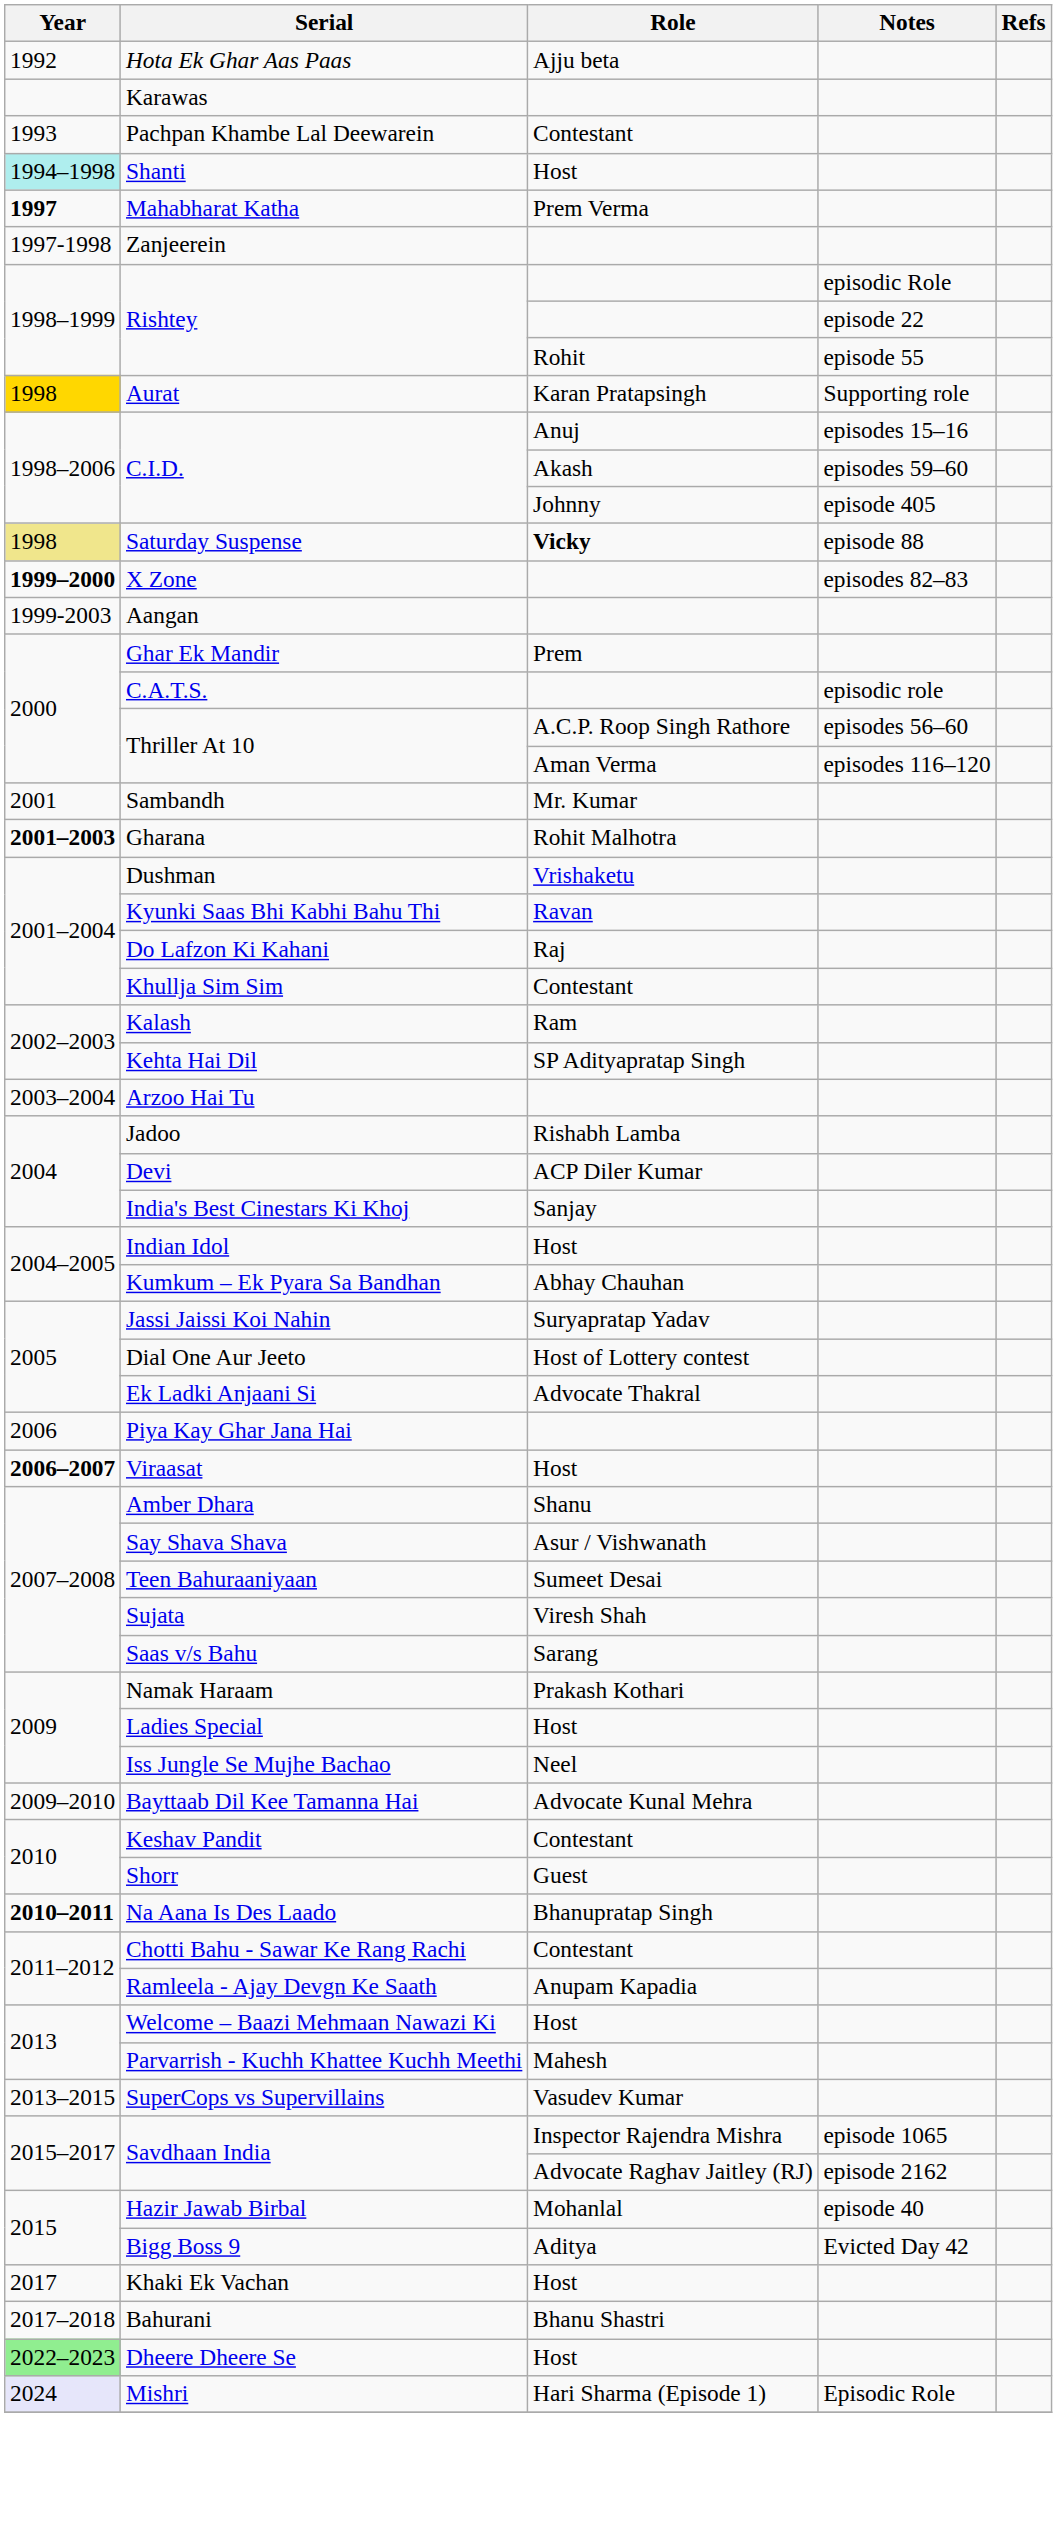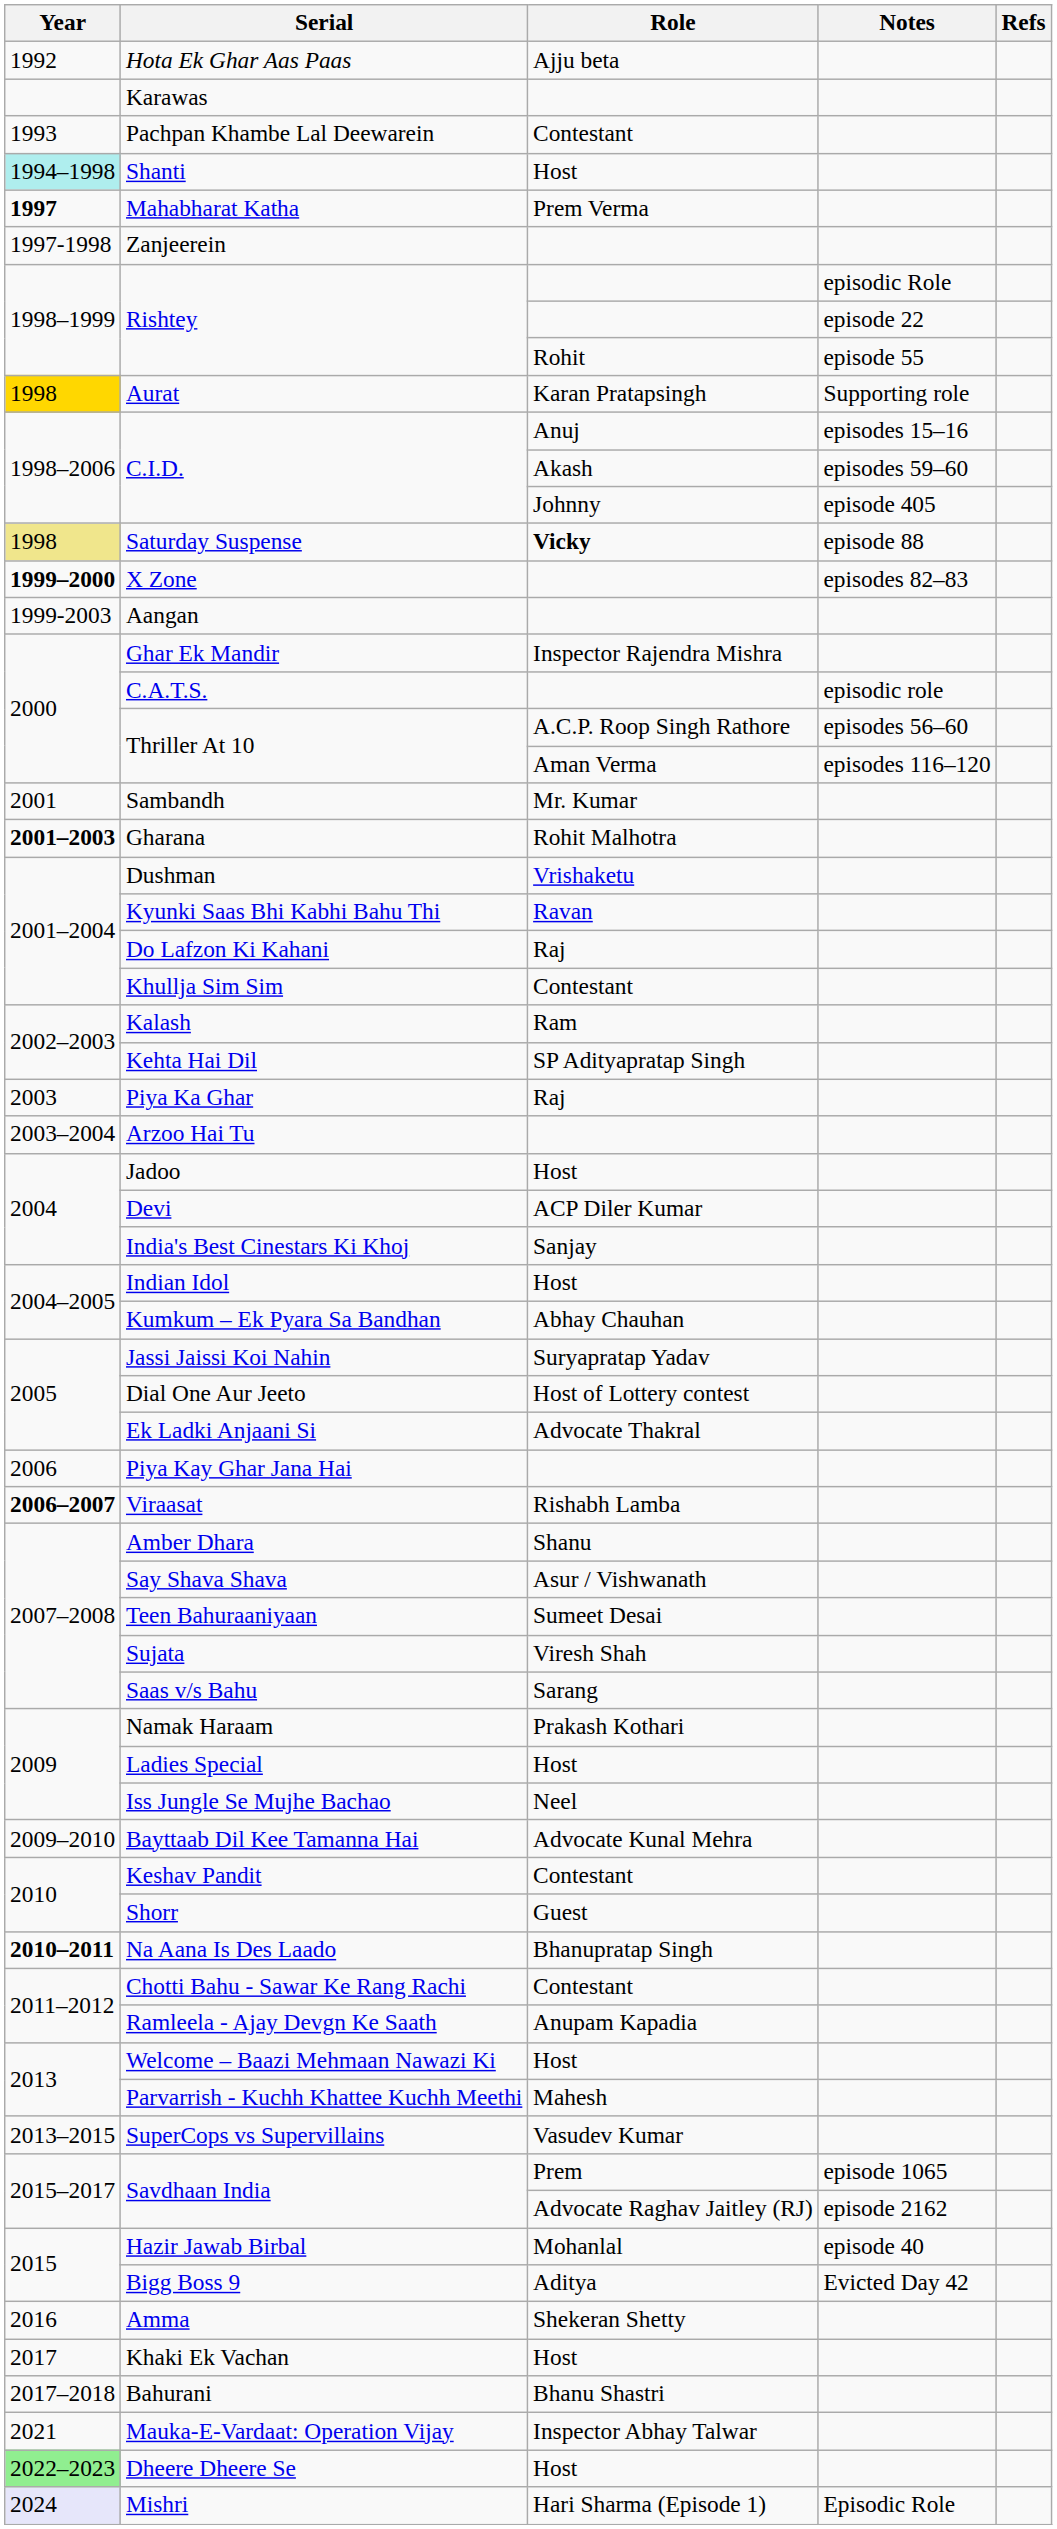(558, 652) Prem -> (658, 652) Inspector Rajendra Mishra
+ row: (190, 1097)
(607, 1134) Rishabh Lamba -> (555, 1171) Host
(555, 1467) Host -> (607, 1504) Rishabh Lamba
(658, 2134) Inspector Rajendra Mishra -> (558, 2171) Prem
+ row: (158, 2319)
+ row: (290, 2431)
